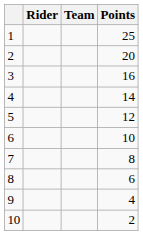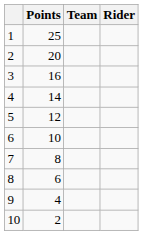columns swapped: (42, 14) <-> (118, 14)
